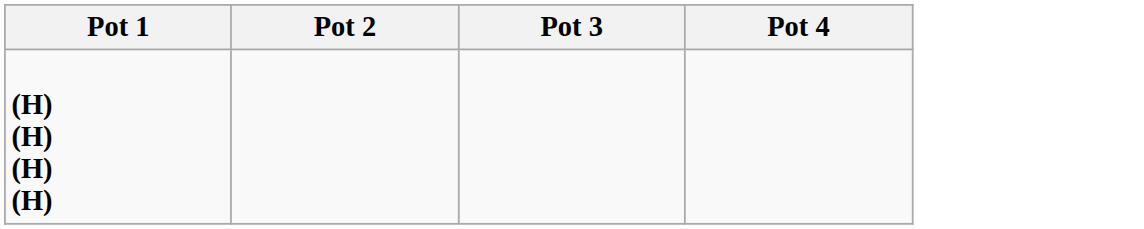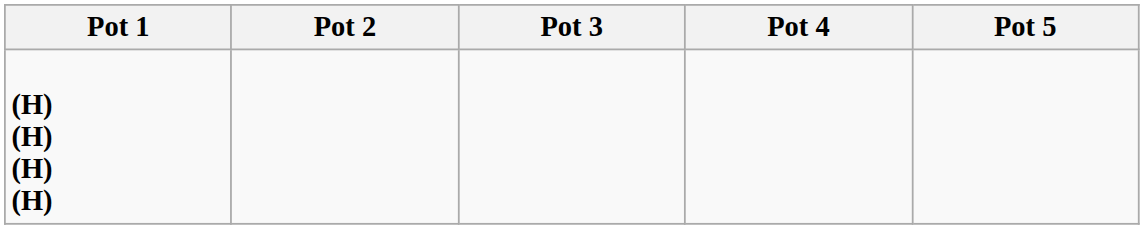+ column: (1025, 27)
